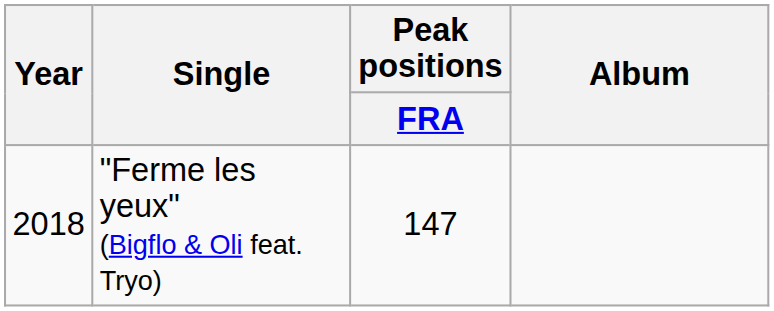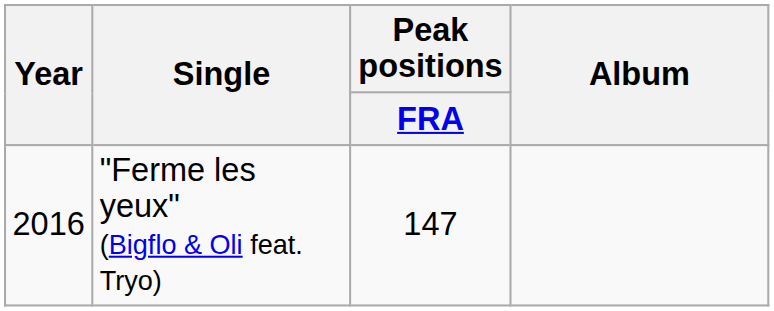(49, 224) 2018 -> (49, 224) 2016
